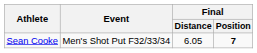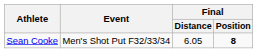(233, 41) 7 -> (233, 41) 8
